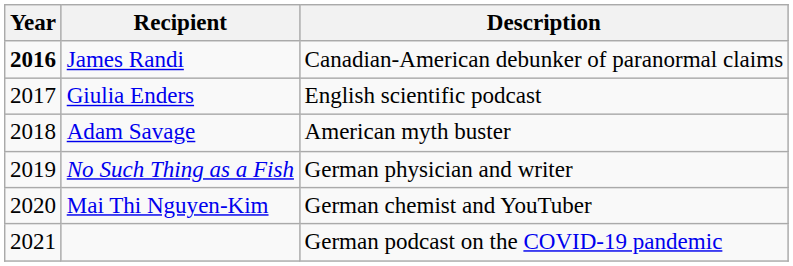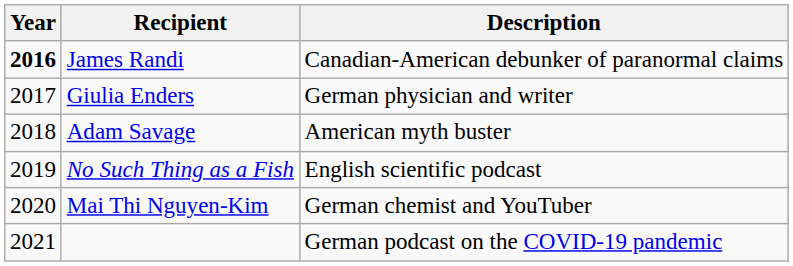(423, 95) English scientific podcast -> (439, 95) German physician and writer
(439, 168) German physician and writer -> (423, 168) English scientific podcast
